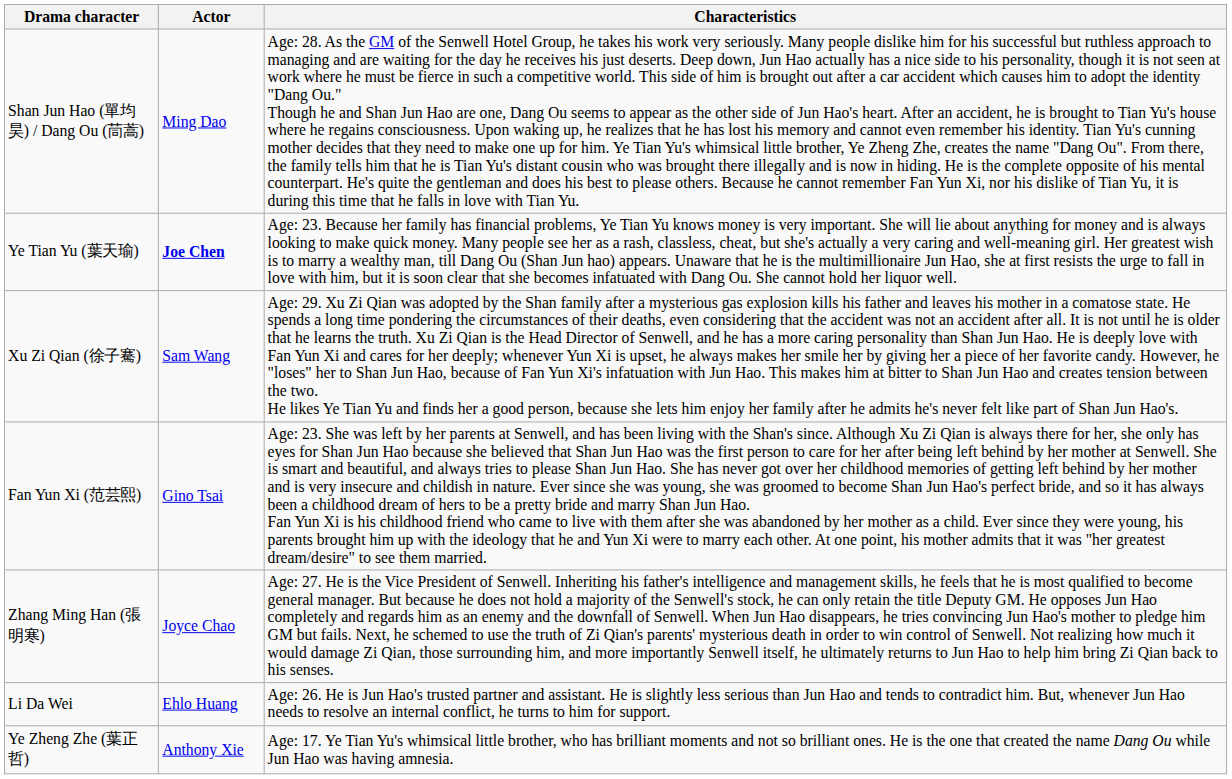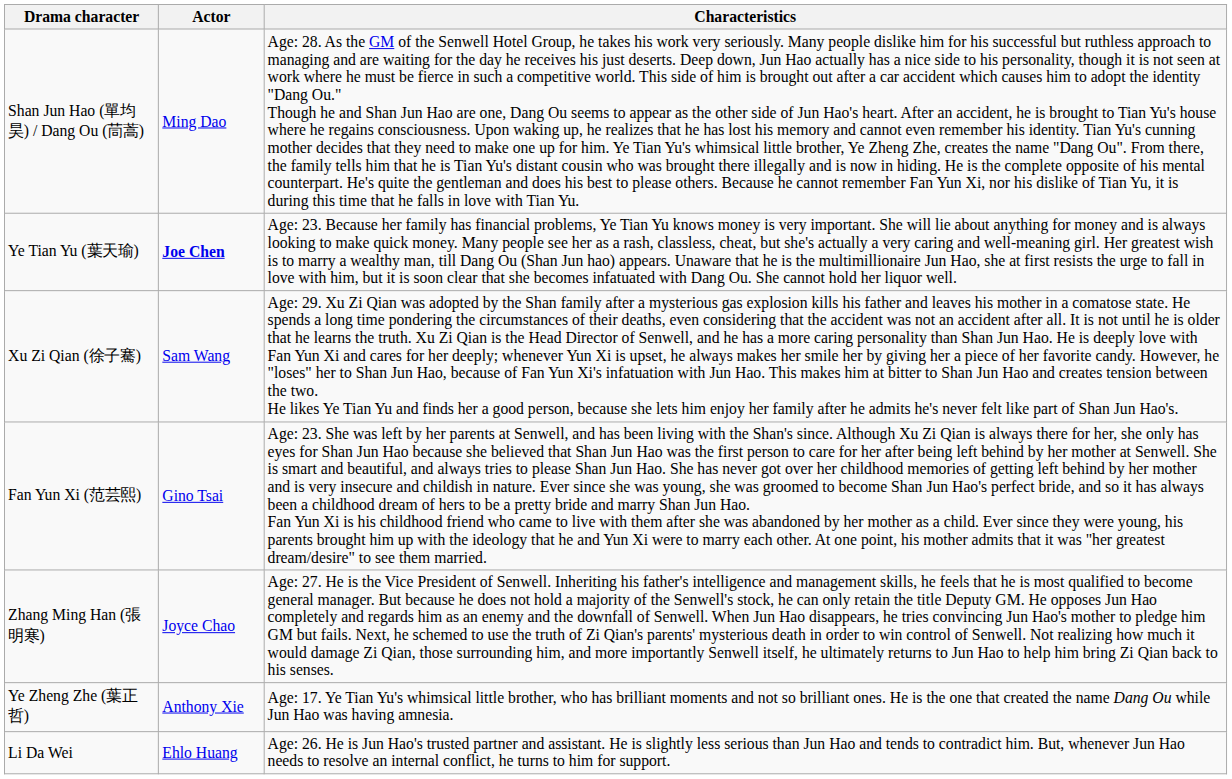rows swapped: (40, 704) <-> (73, 749)
